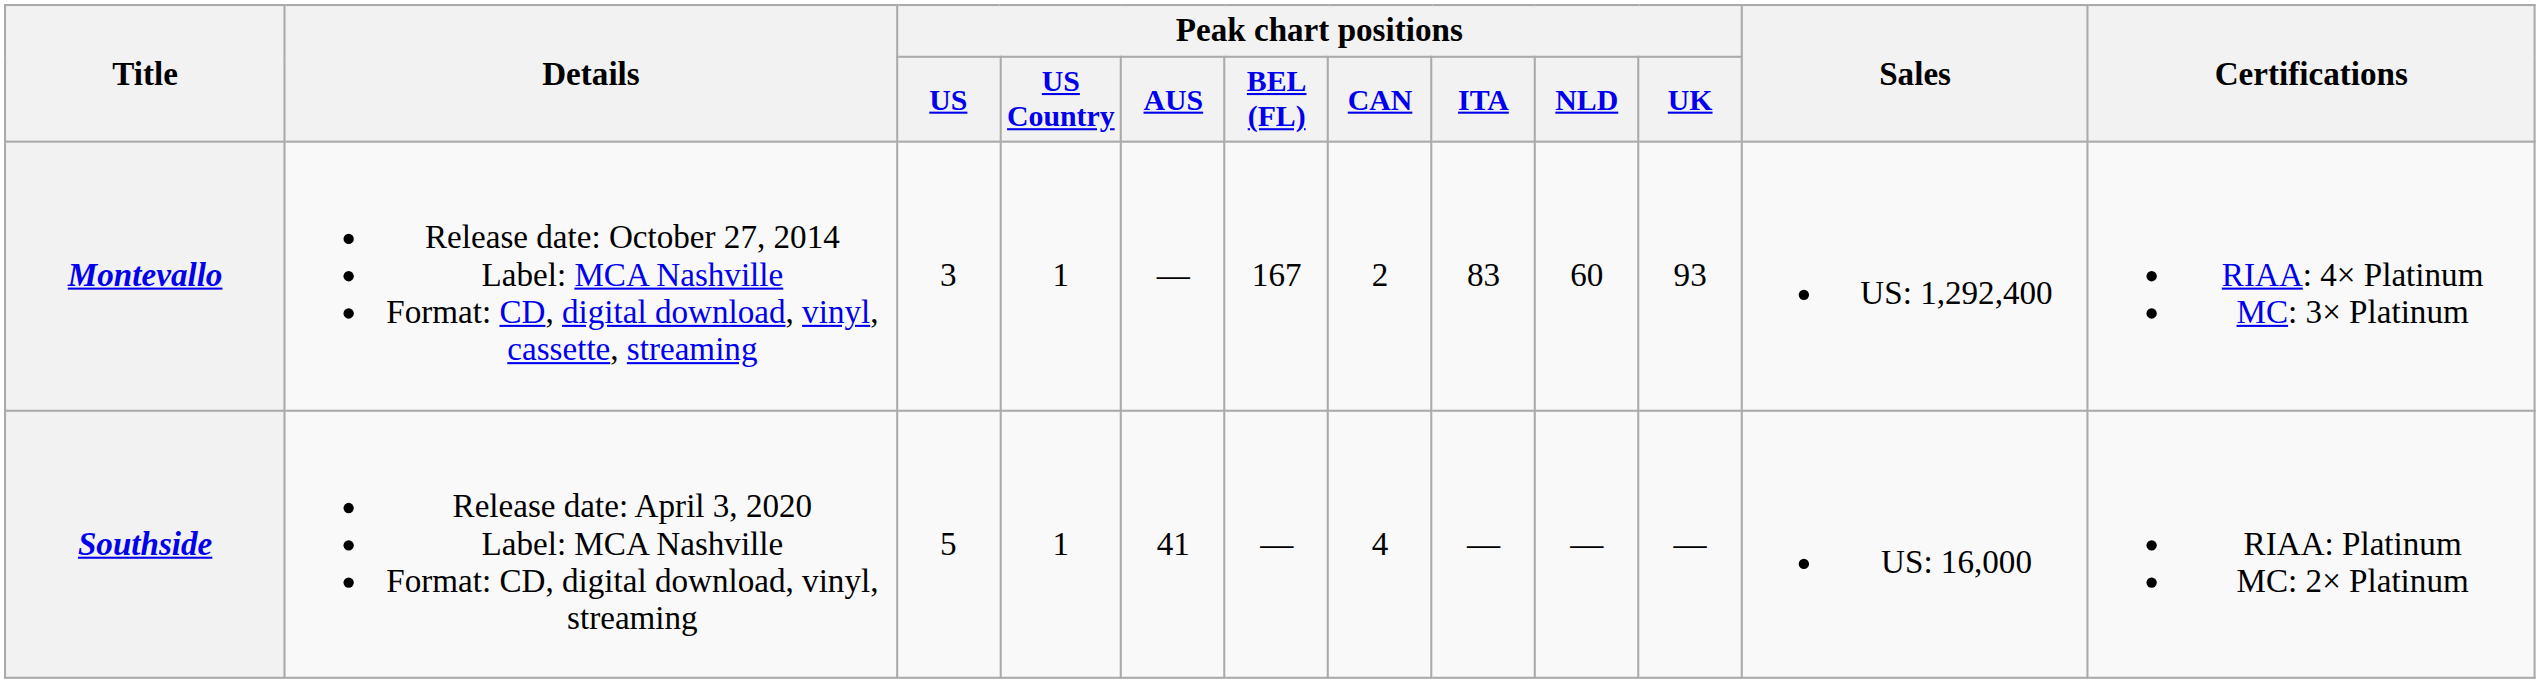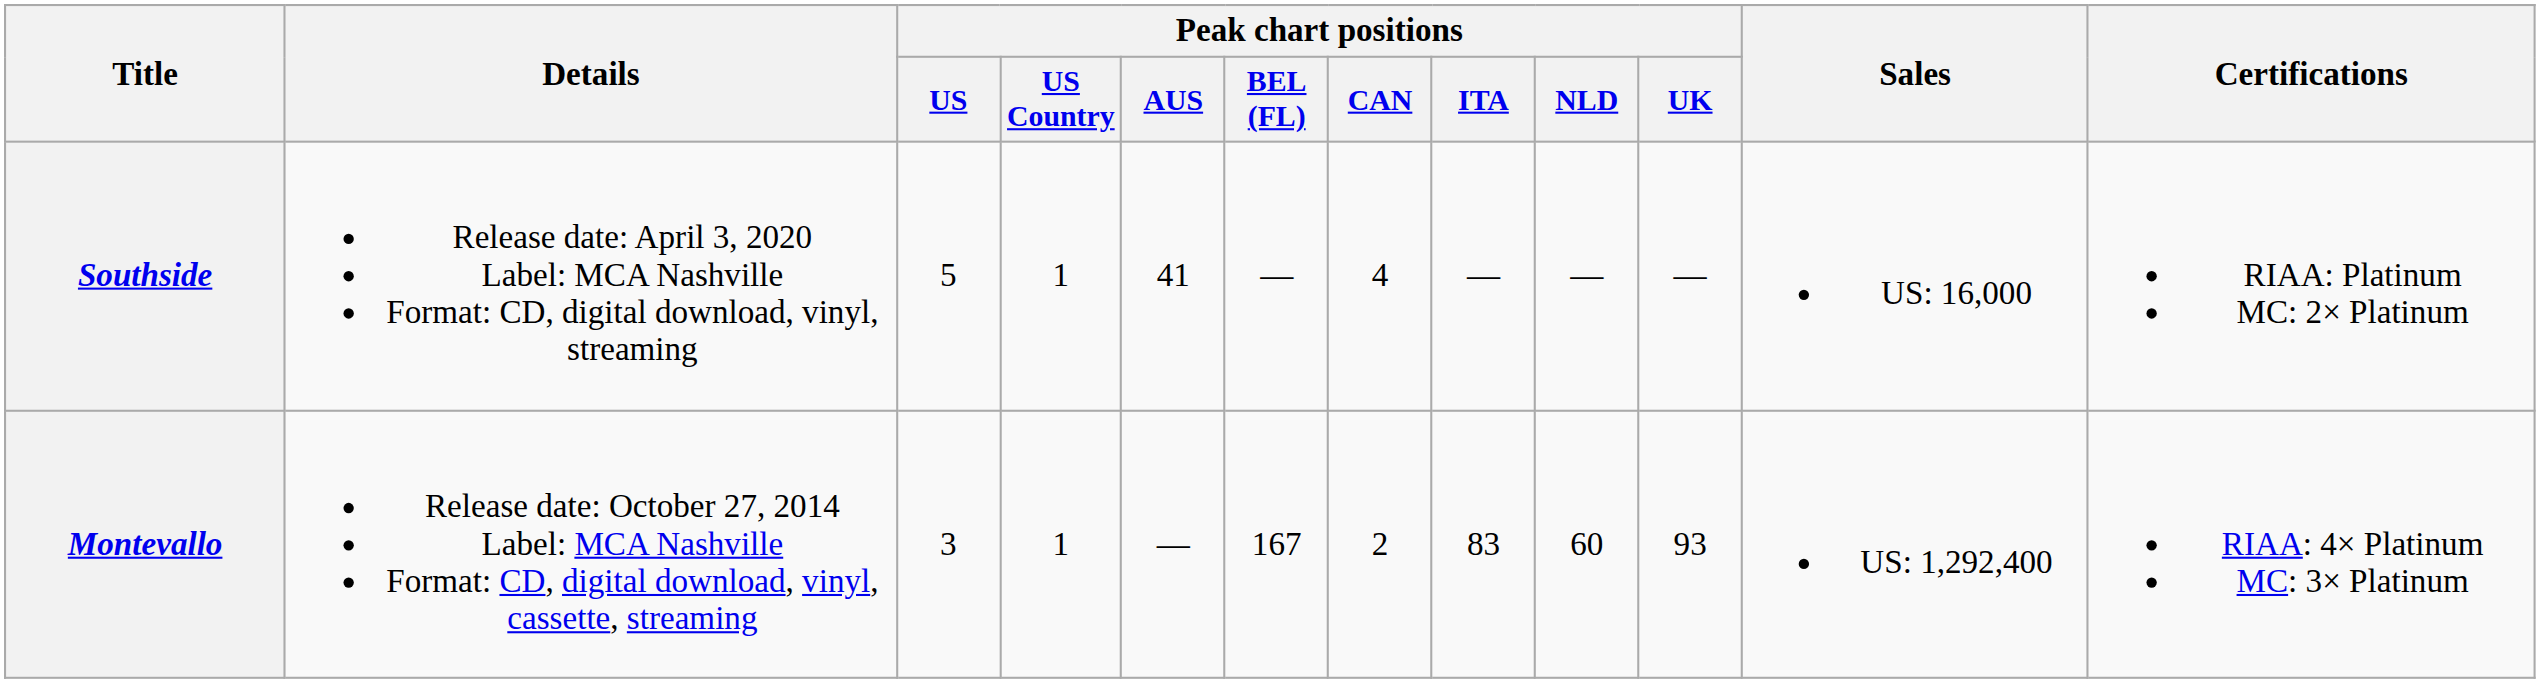rows swapped: (145, 275) <-> (145, 543)
